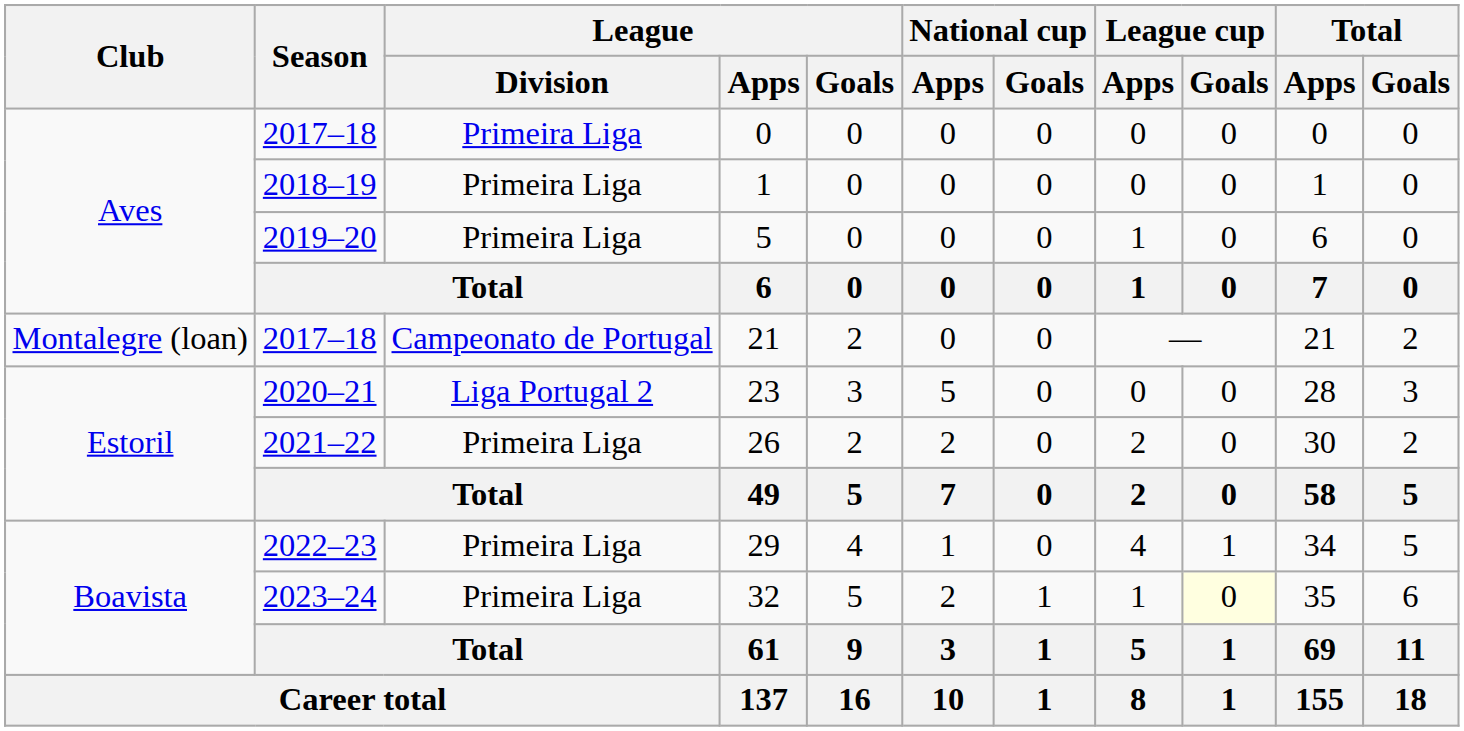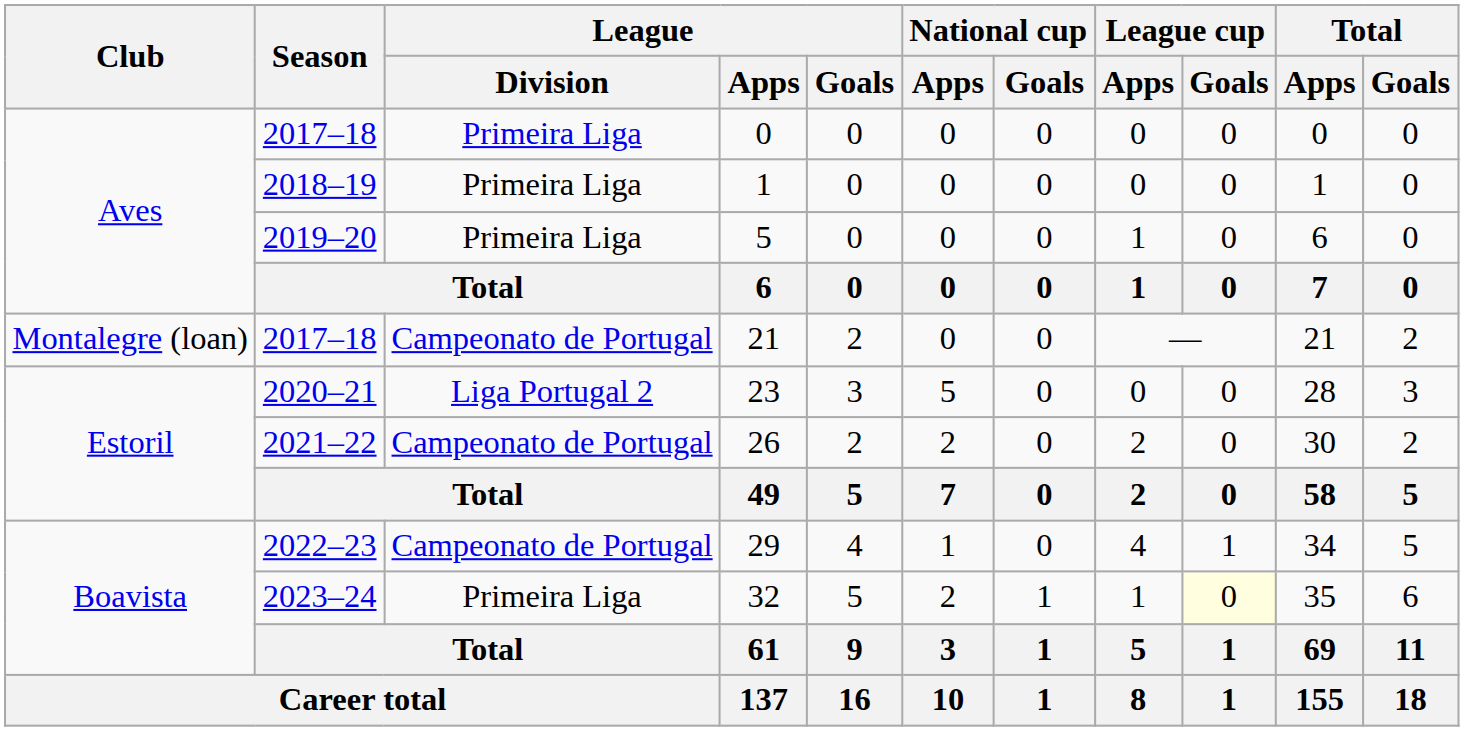(552, 442) Primeira Liga -> (552, 442) Campeonato de Portugal
(552, 545) Primeira Liga -> (552, 545) Campeonato de Portugal
